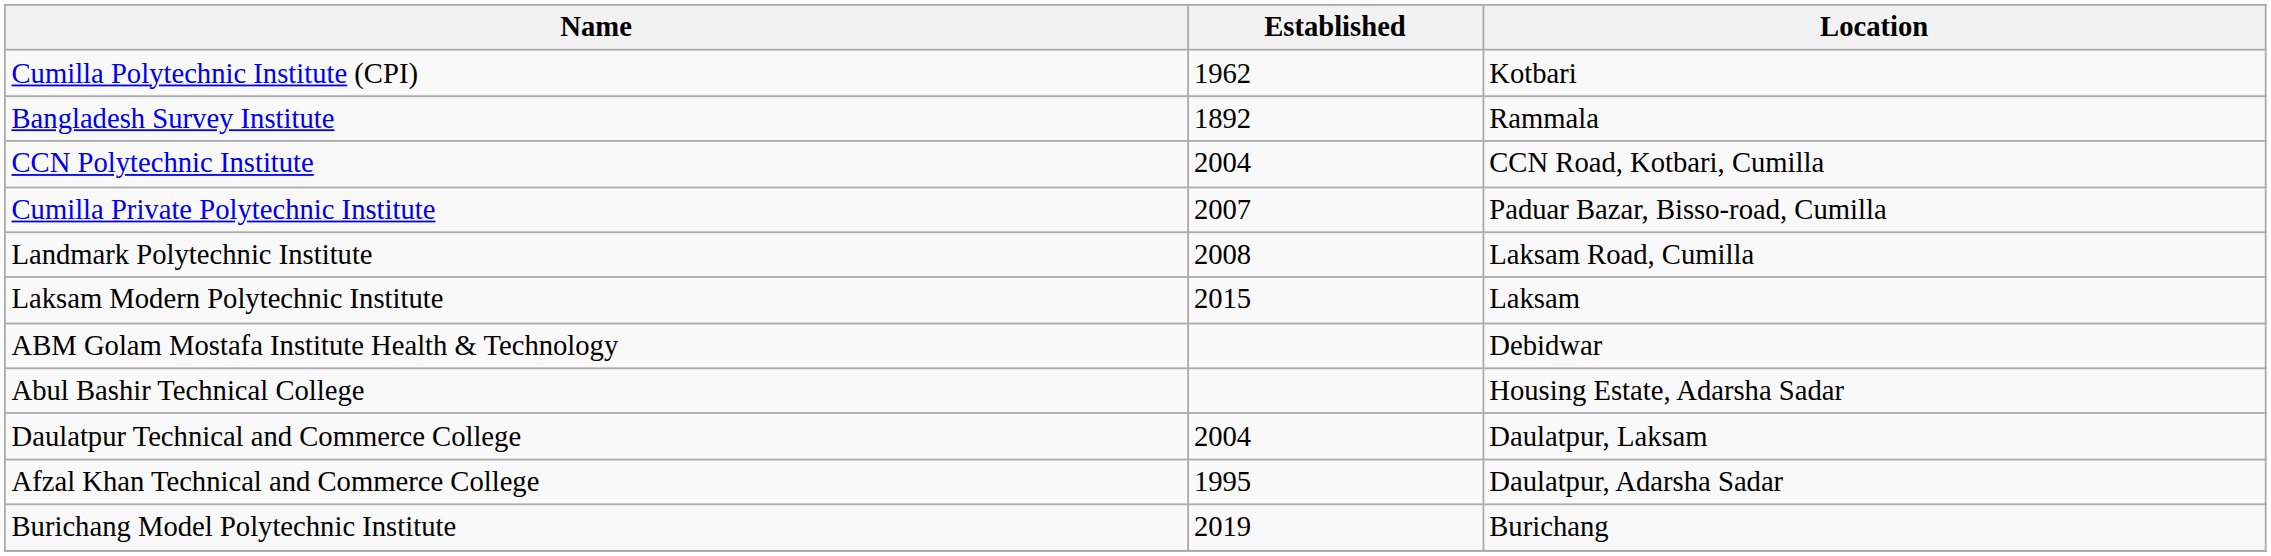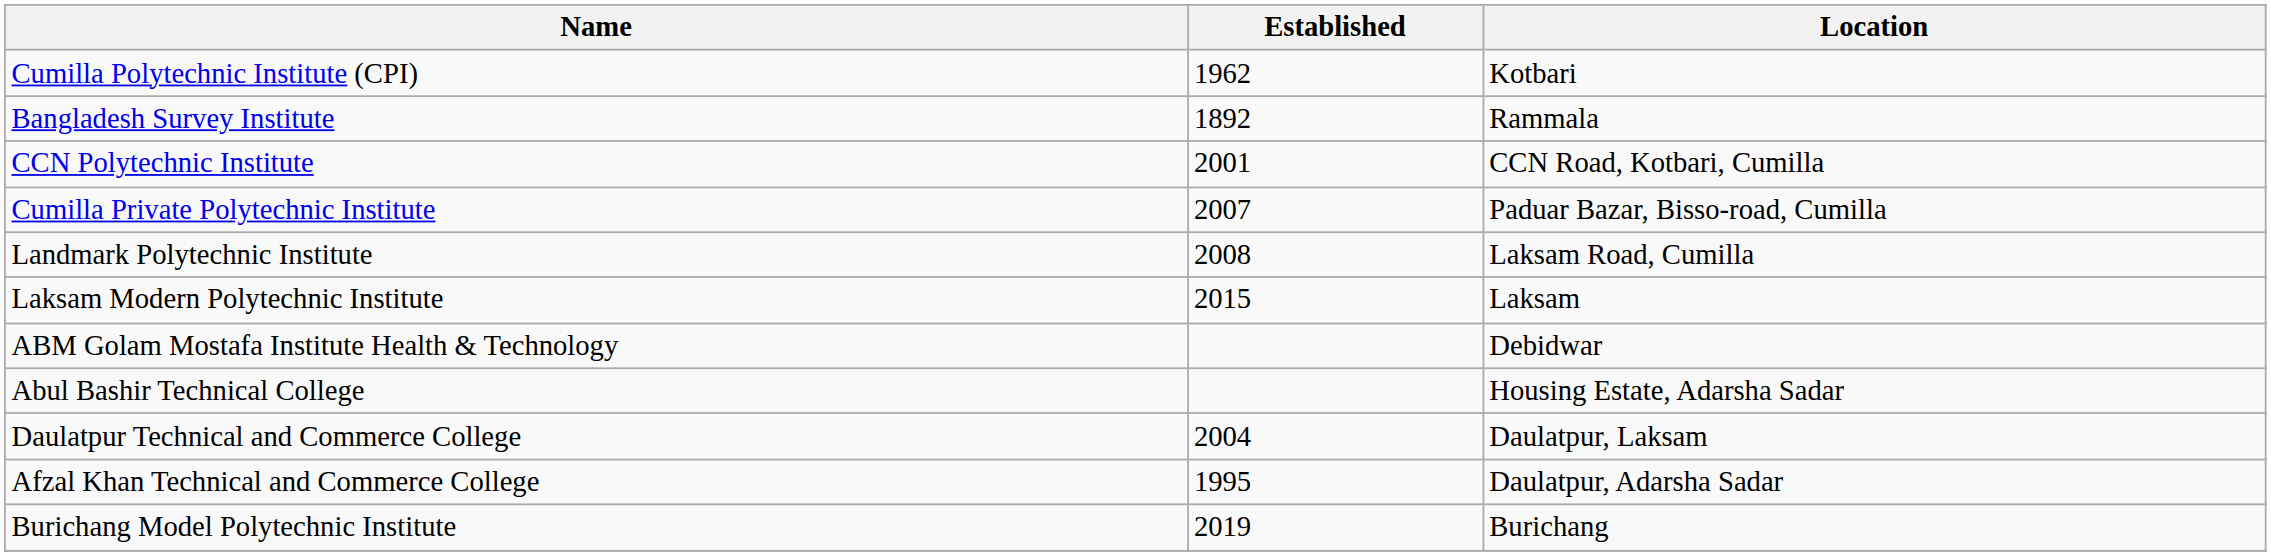(1223, 163) 2004 -> (1223, 163) 2001
